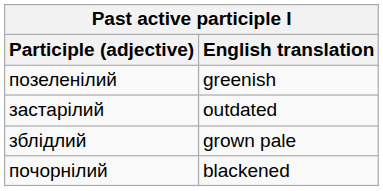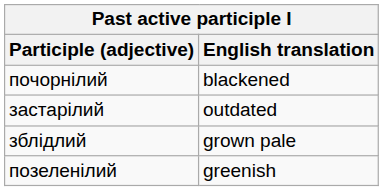rows swapped: (58, 170) <-> (63, 79)
